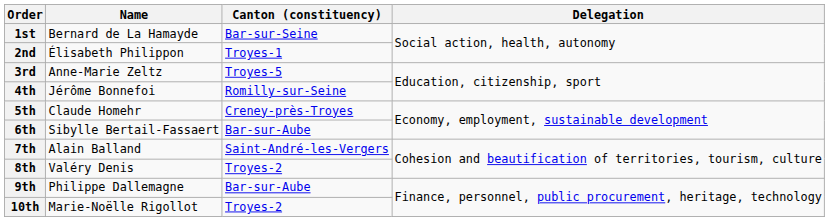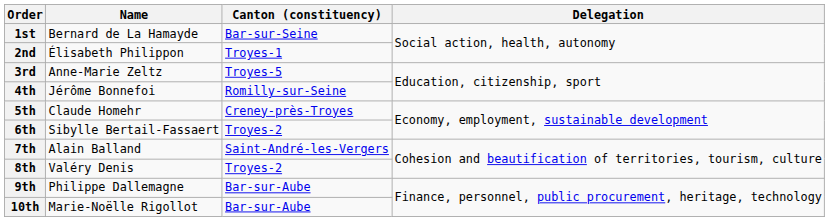(268, 130) Bar-sur-Aube -> (254, 130) Troyes-2
(254, 207) Troyes-2 -> (268, 207) Bar-sur-Aube
